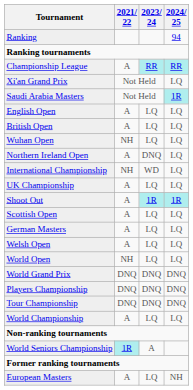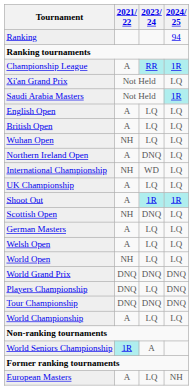(176, 66) RR -> (176, 66) 1R
(127, 214) A -> (127, 214) NH
(152, 214) LQ -> (152, 214) DNQ
(152, 288) DNQ -> (152, 288) LQ
